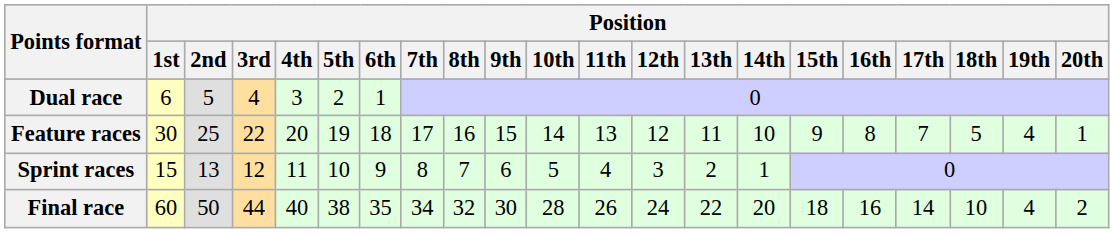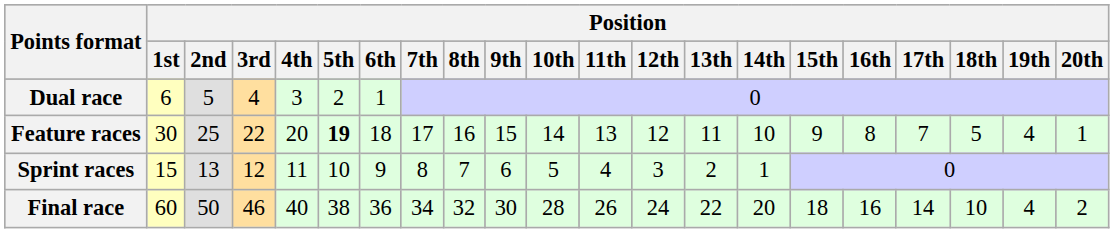(339, 133) normal -> (339, 133) bold
(254, 207) 44 -> (254, 207) 46
(380, 207) 35 -> (380, 207) 36
